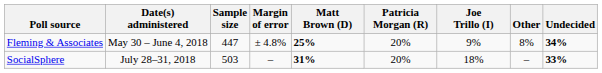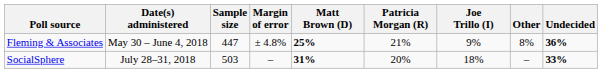(401, 42) 20% -> (401, 42) 21%
(556, 42) 34% -> (556, 42) 36%
